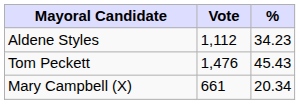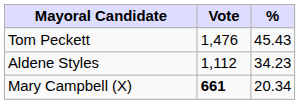rows swapped: (49, 63) <-> (53, 39)
(213, 87) normal -> (213, 87) bold
